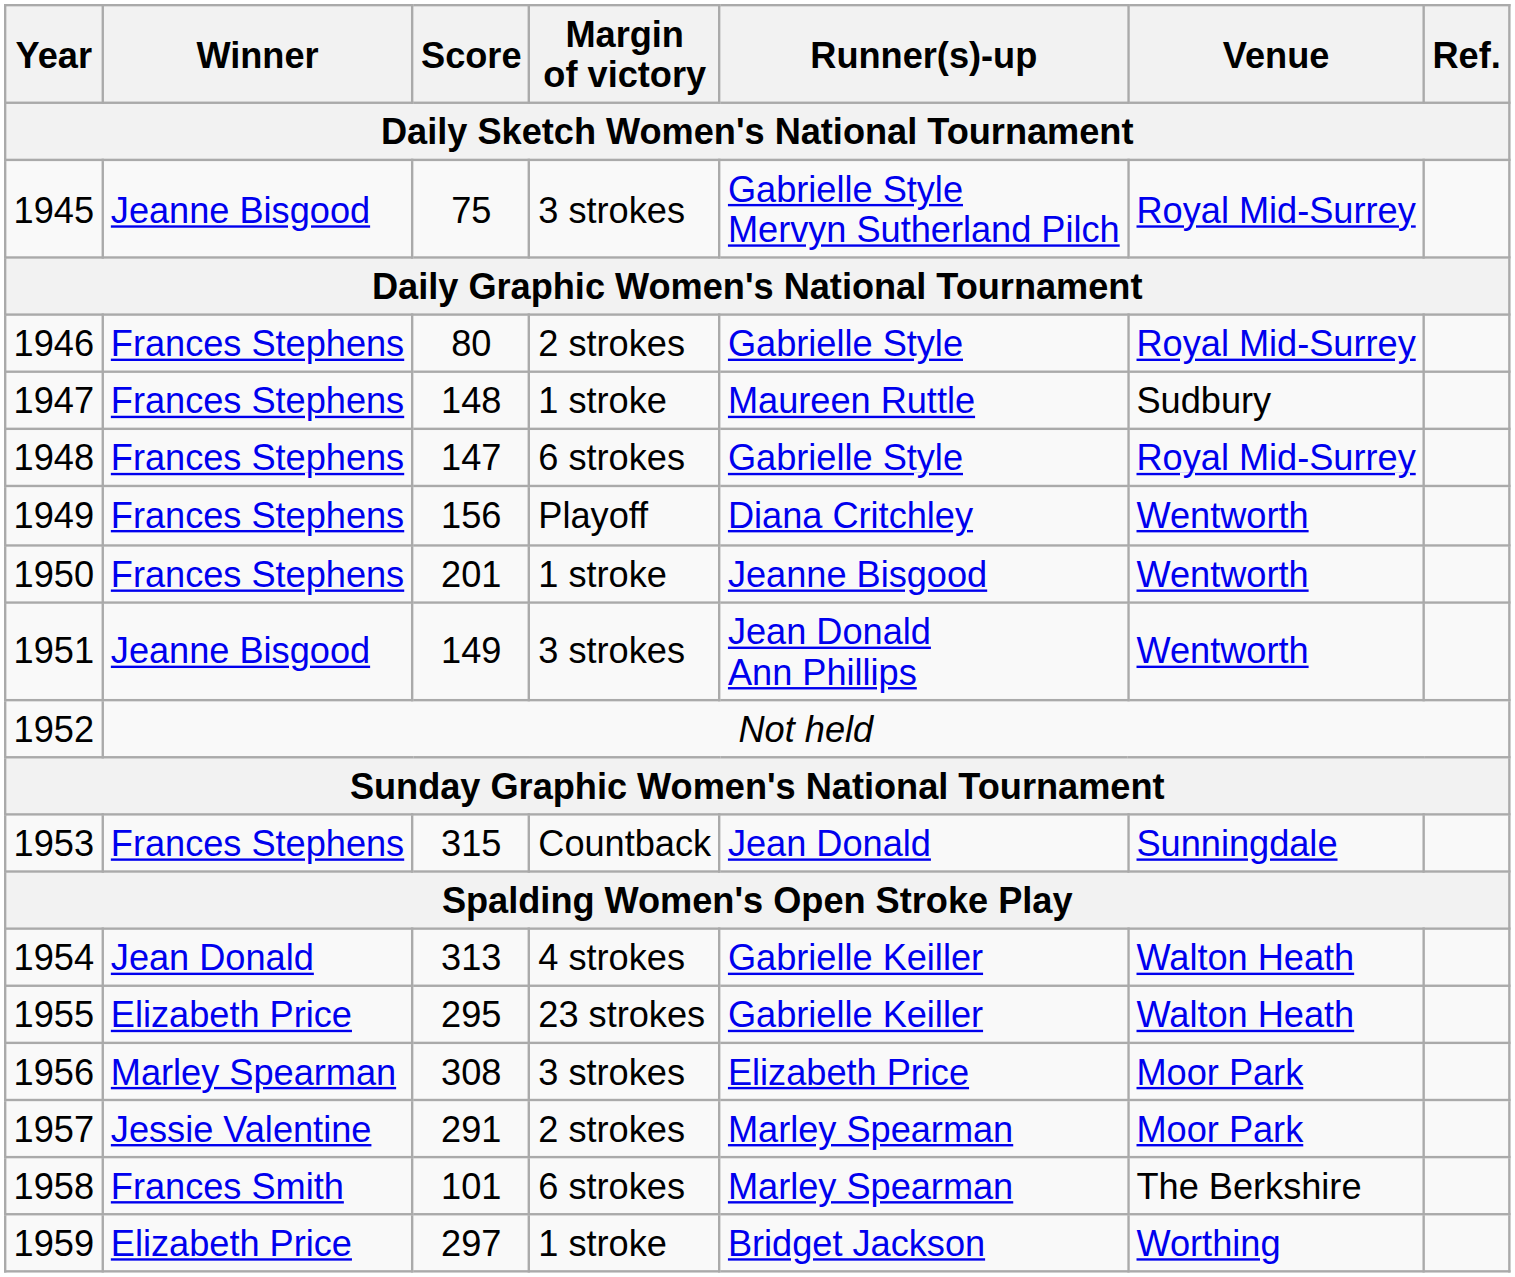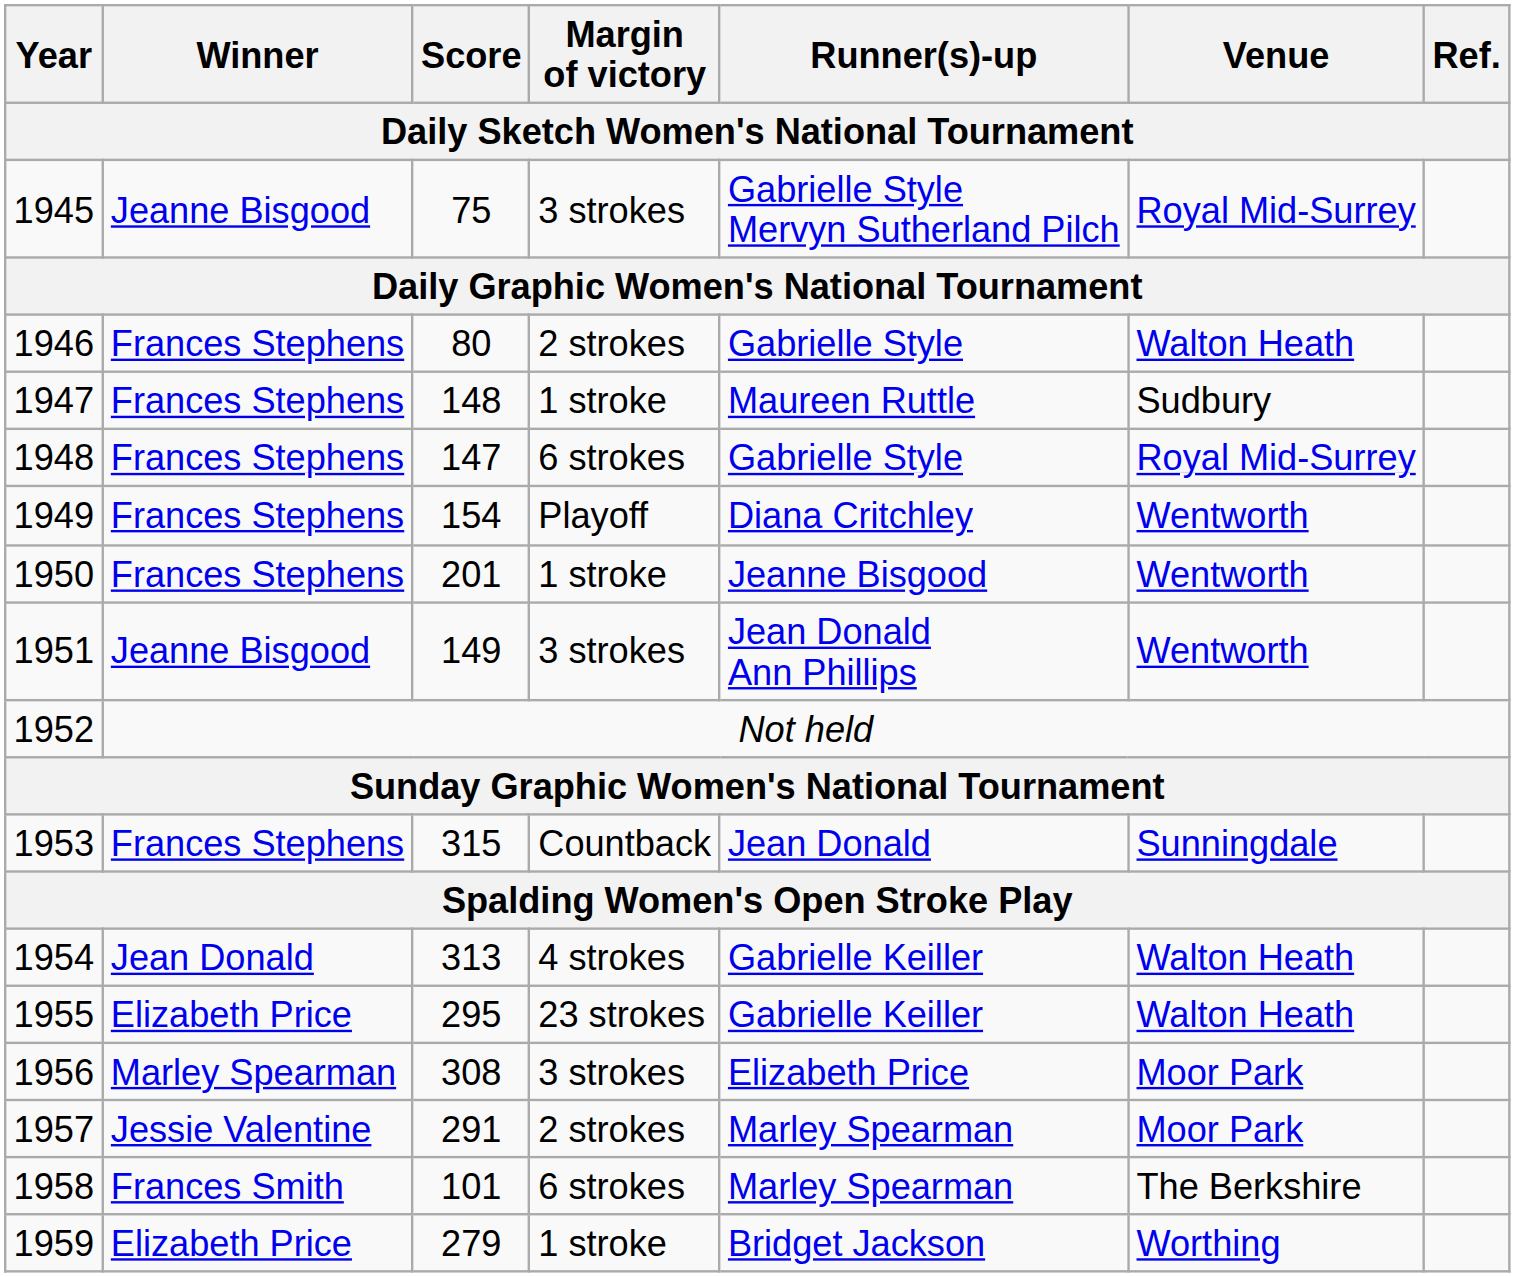(1276, 344) Royal Mid-Surrey -> (1245, 344) Walton Heath
(471, 516) 156 -> (471, 516) 154
(471, 1243) 297 -> (471, 1243) 279
